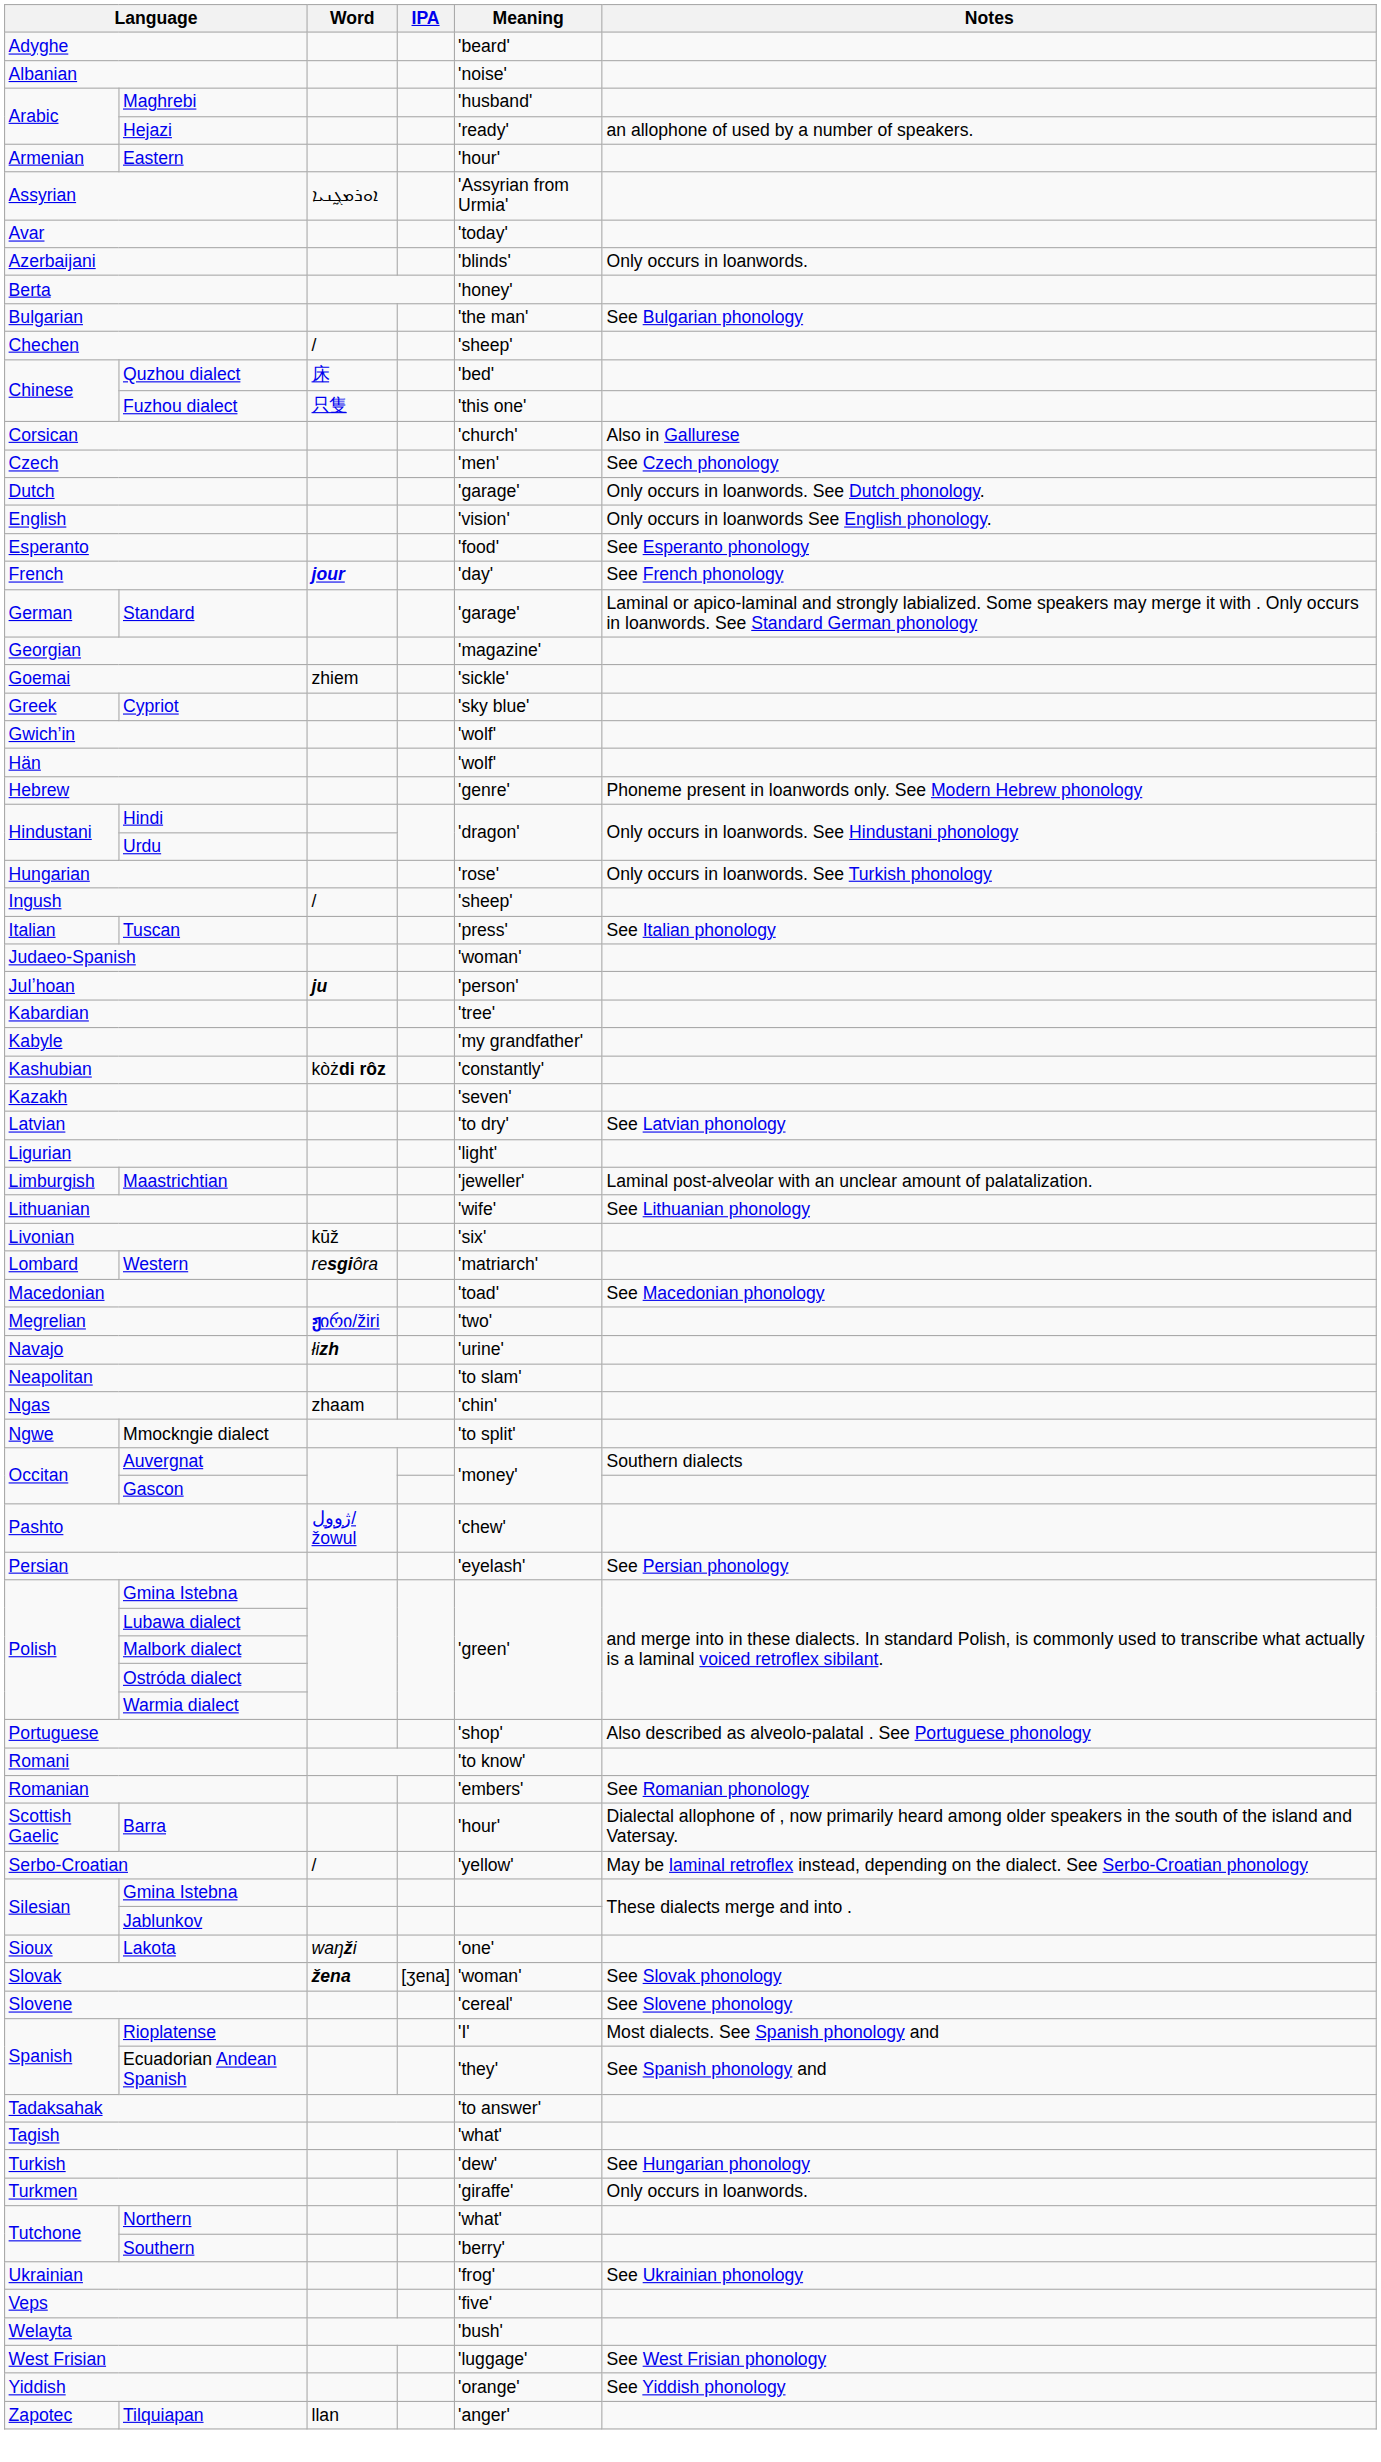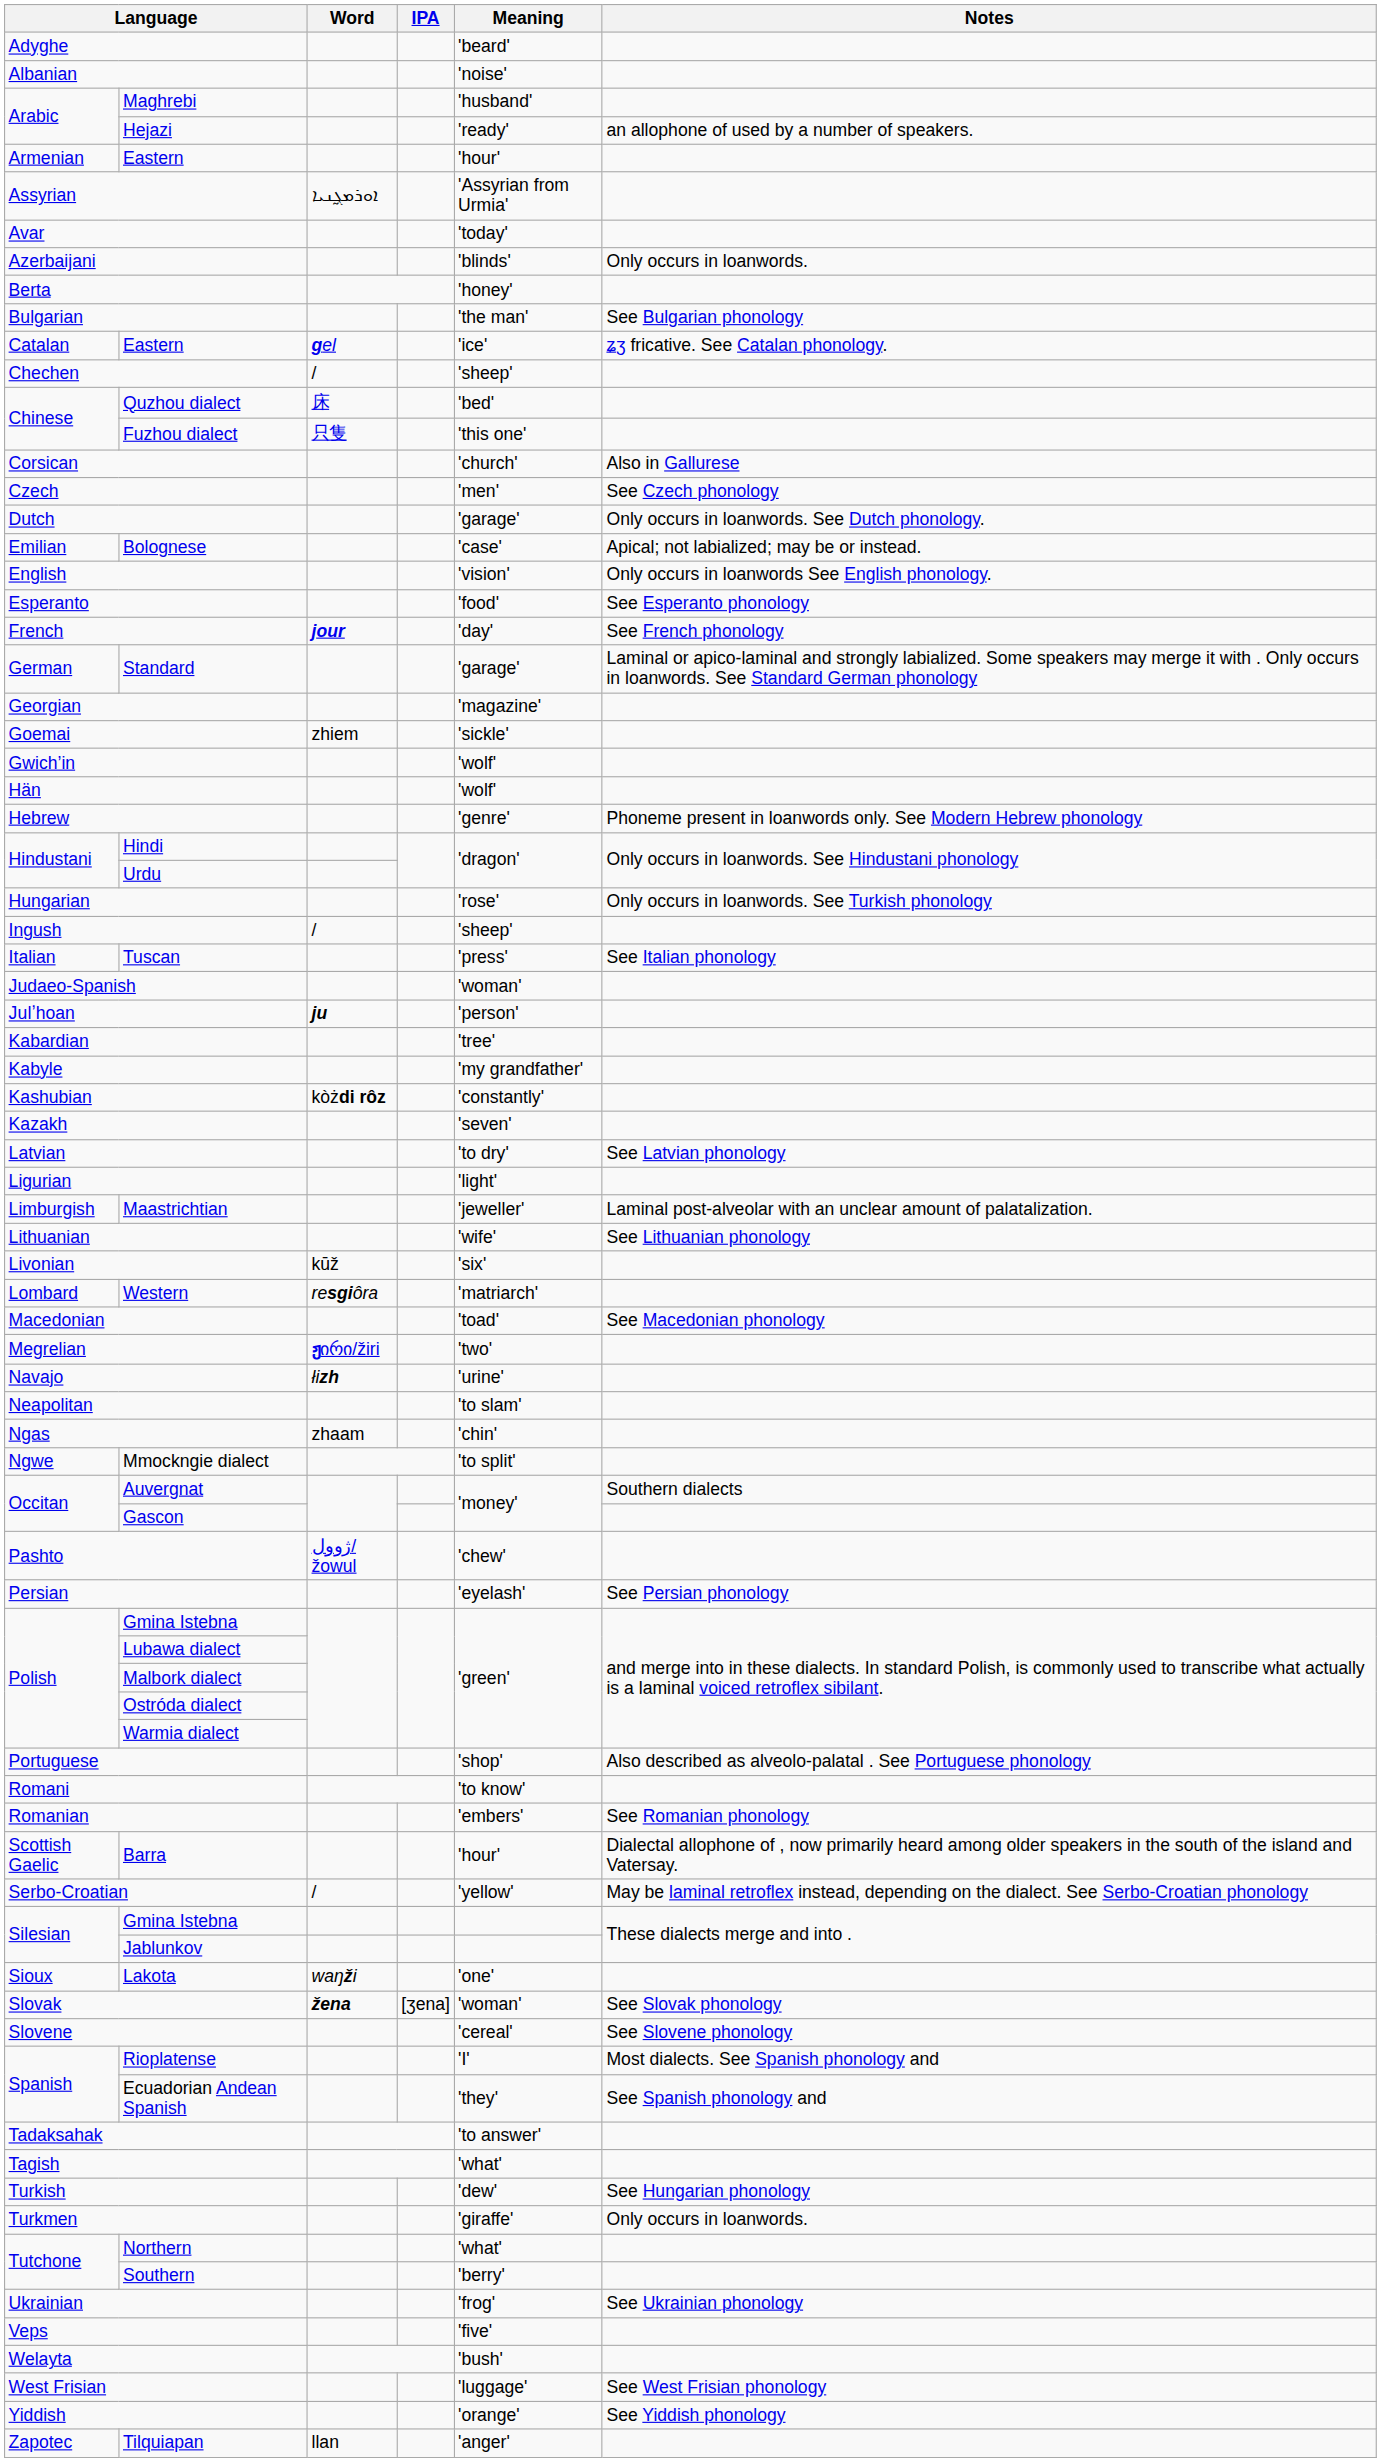+ row: (39, 345)
+ row: (37, 547)
- row: (33, 706)
